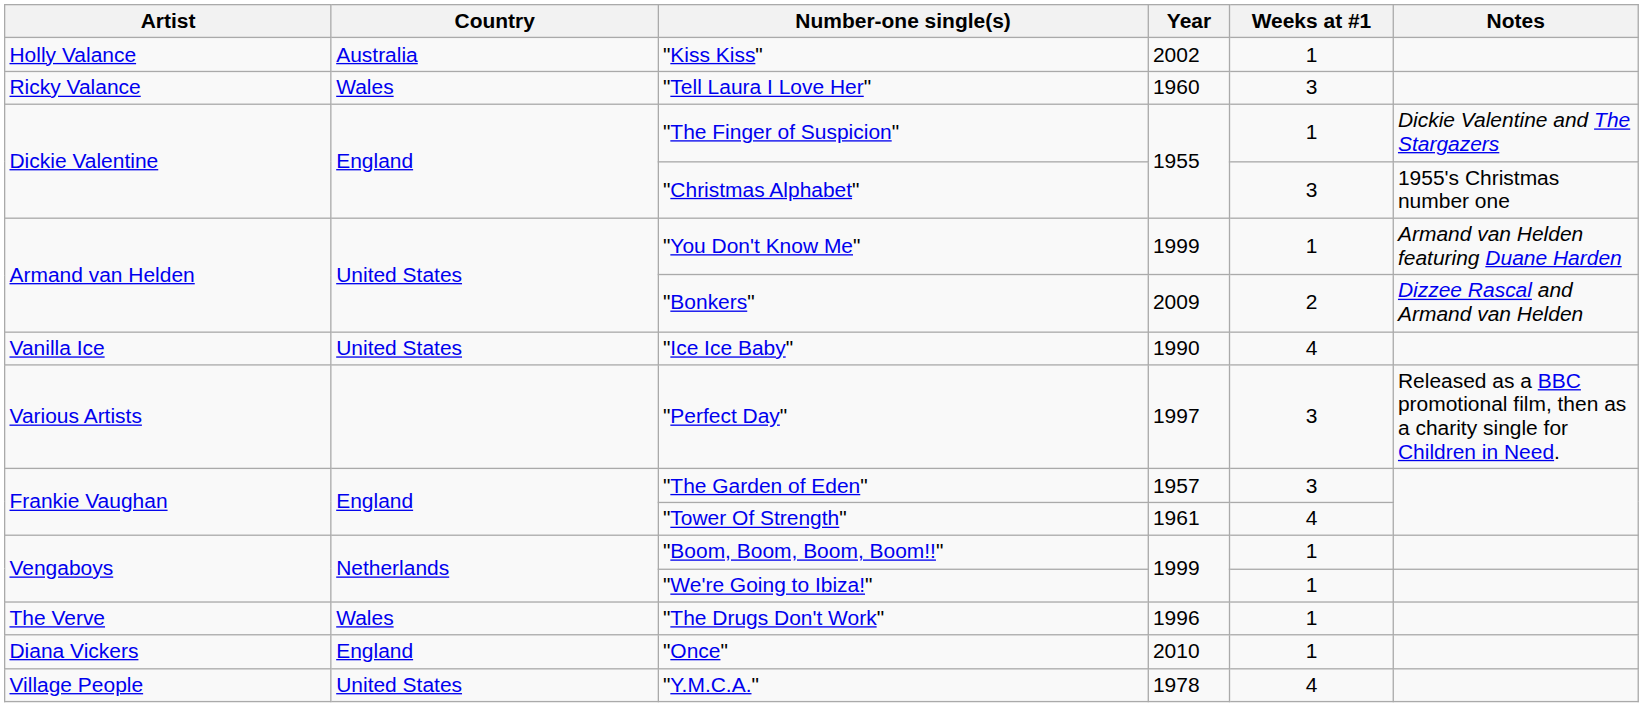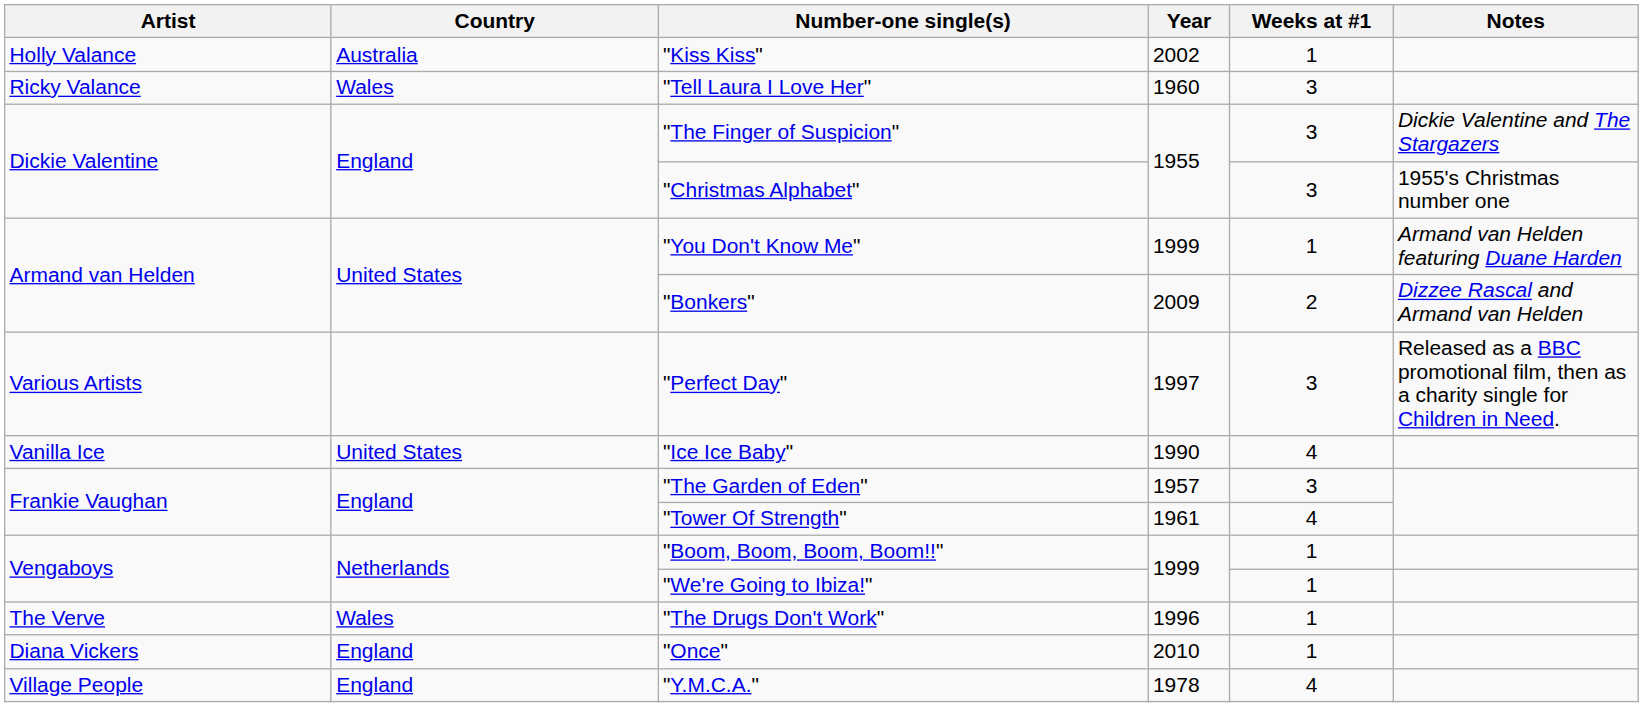(1311, 132) 1 -> (1311, 132) 3
rows swapped: (728, 348) <-> (725, 416)
(399, 684) United States -> (375, 684) England
